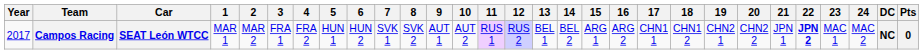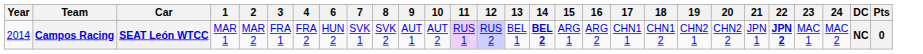- column: (333, 12)
(19, 35) 2017 -> (19, 35) 2014
(569, 35) normal -> (542, 35) bold
